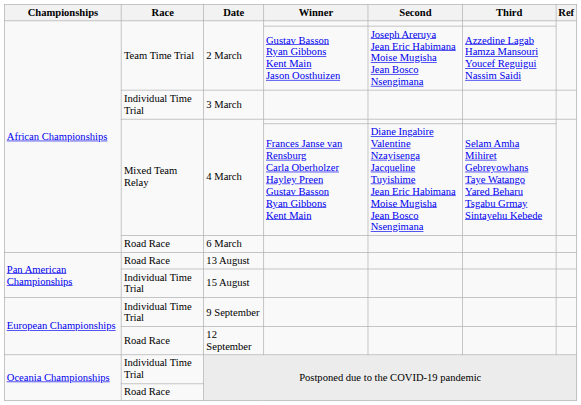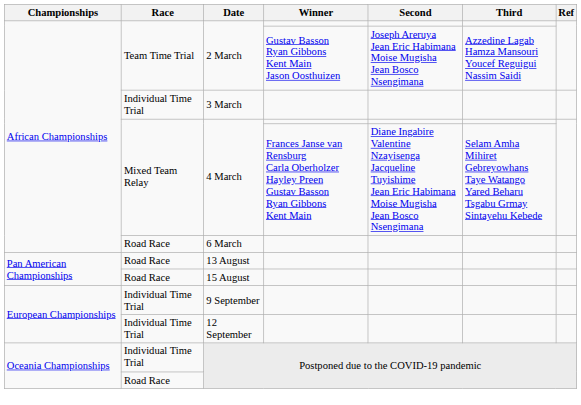(158, 283) Individual Time Trial -> (147, 277) Road Race
(147, 340) Road Race -> (158, 328) Individual Time Trial
